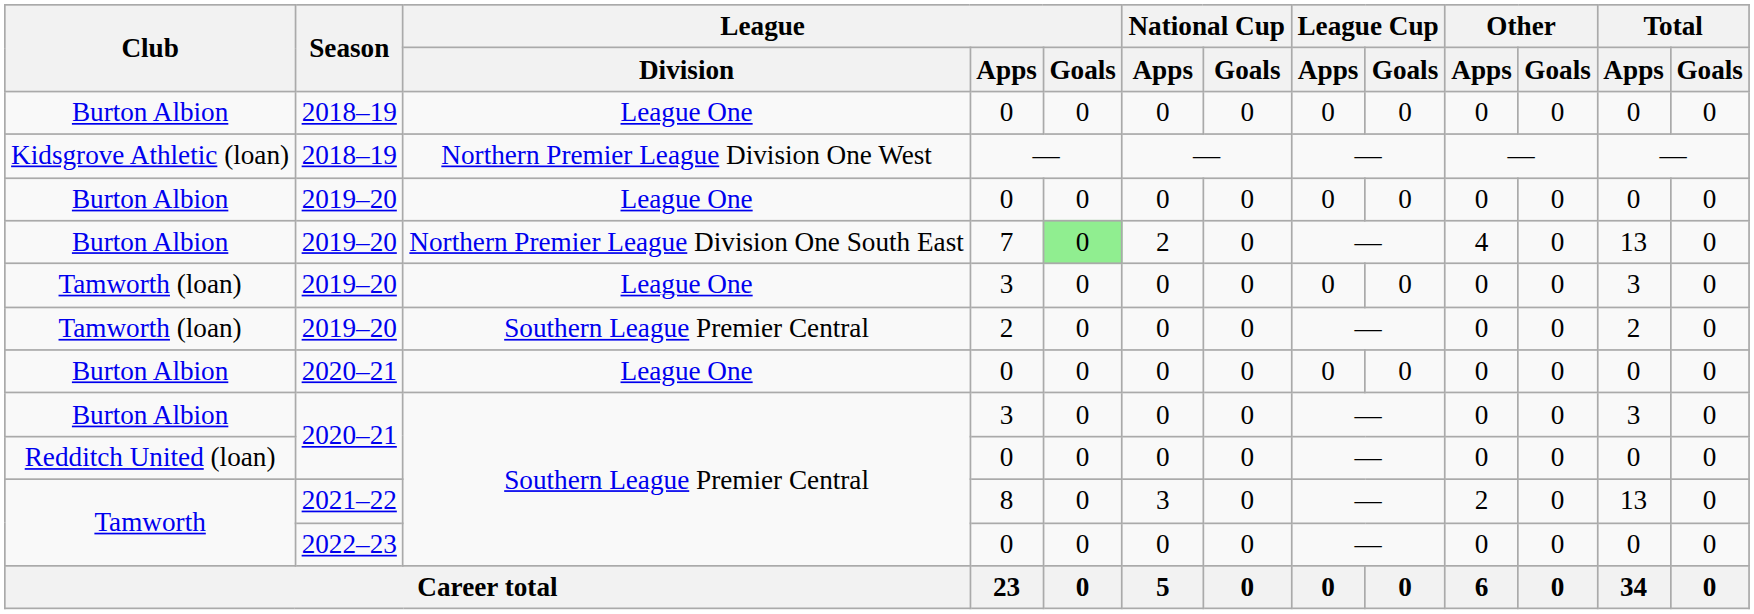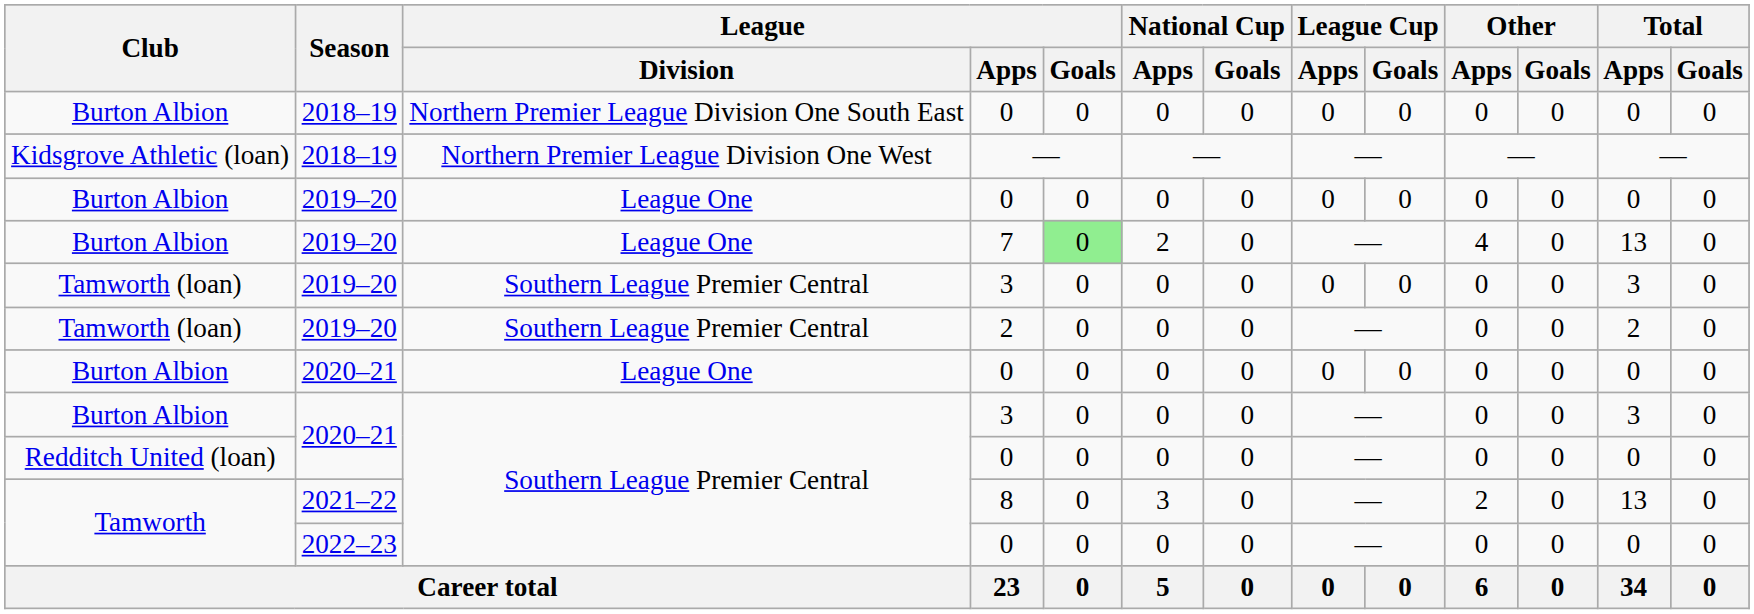(687, 112) League One -> (687, 112) Northern Premier League Division One South East
(687, 241) Northern Premier League Division One South East -> (687, 241) League One
(687, 284) League One -> (687, 284) Southern League Premier Central
